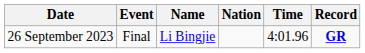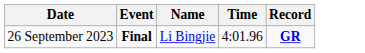- column: (241, 15)
(137, 36) normal -> (137, 36) bold
